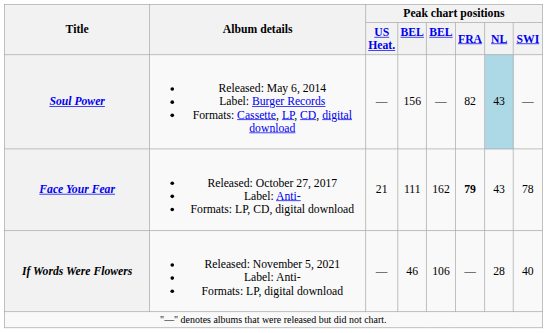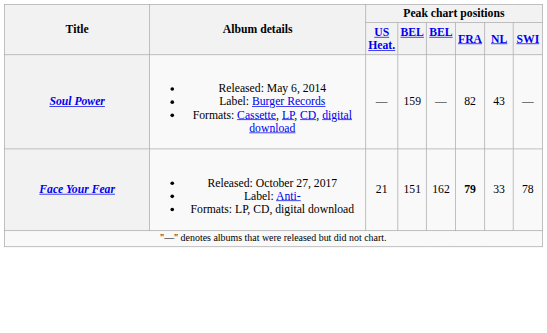(412, 101) 156 -> (412, 101) 159
(499, 101) lightblue background -> (499, 101) no background
(412, 189) 111 -> (412, 189) 151
(499, 189) 43 -> (499, 189) 33
- row: (77, 271)
